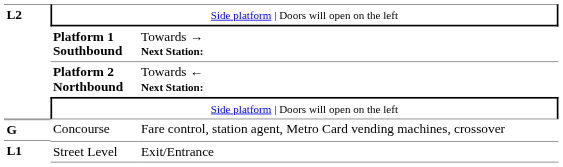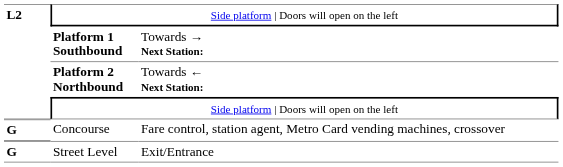(14, 150) L1 -> (12, 151) G
